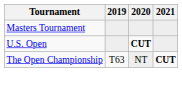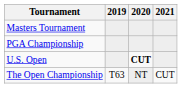+ row: (45, 44)
(166, 59) bold -> (165, 75) normal
